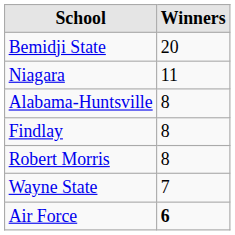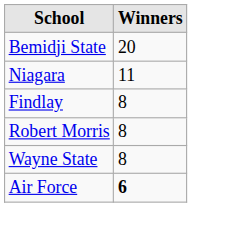- row: (81, 103)
(165, 187) 7 -> (122, 159) 8
